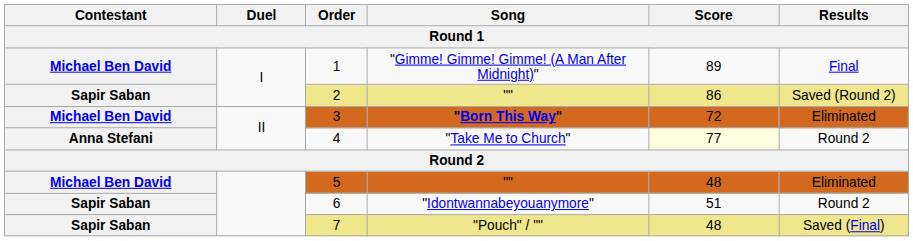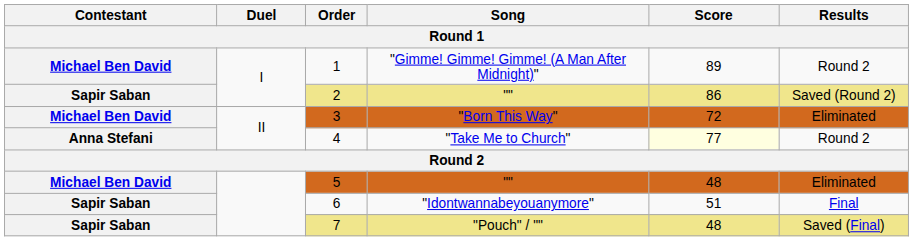(844, 66) Final -> (844, 66) Round 2
(508, 117) bold -> (508, 117) normal
(844, 203) Round 2 -> (844, 203) Final
